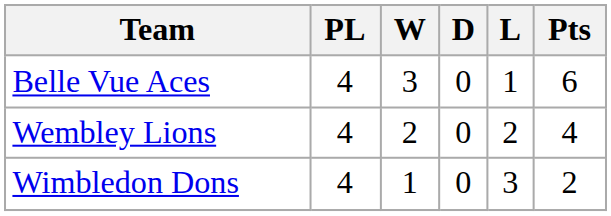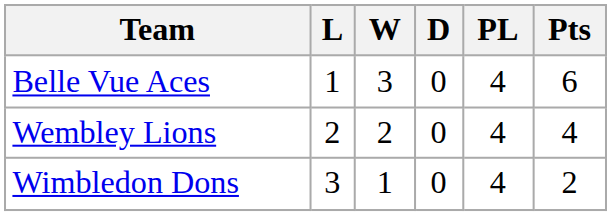columns swapped: (345, 30) <-> (510, 30)
